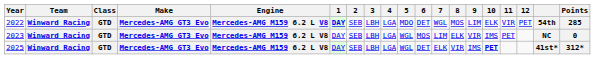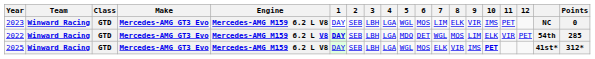rows swapped: (15, 23) <-> (15, 35)
(423, 48) DET -> (423, 48) MOS
